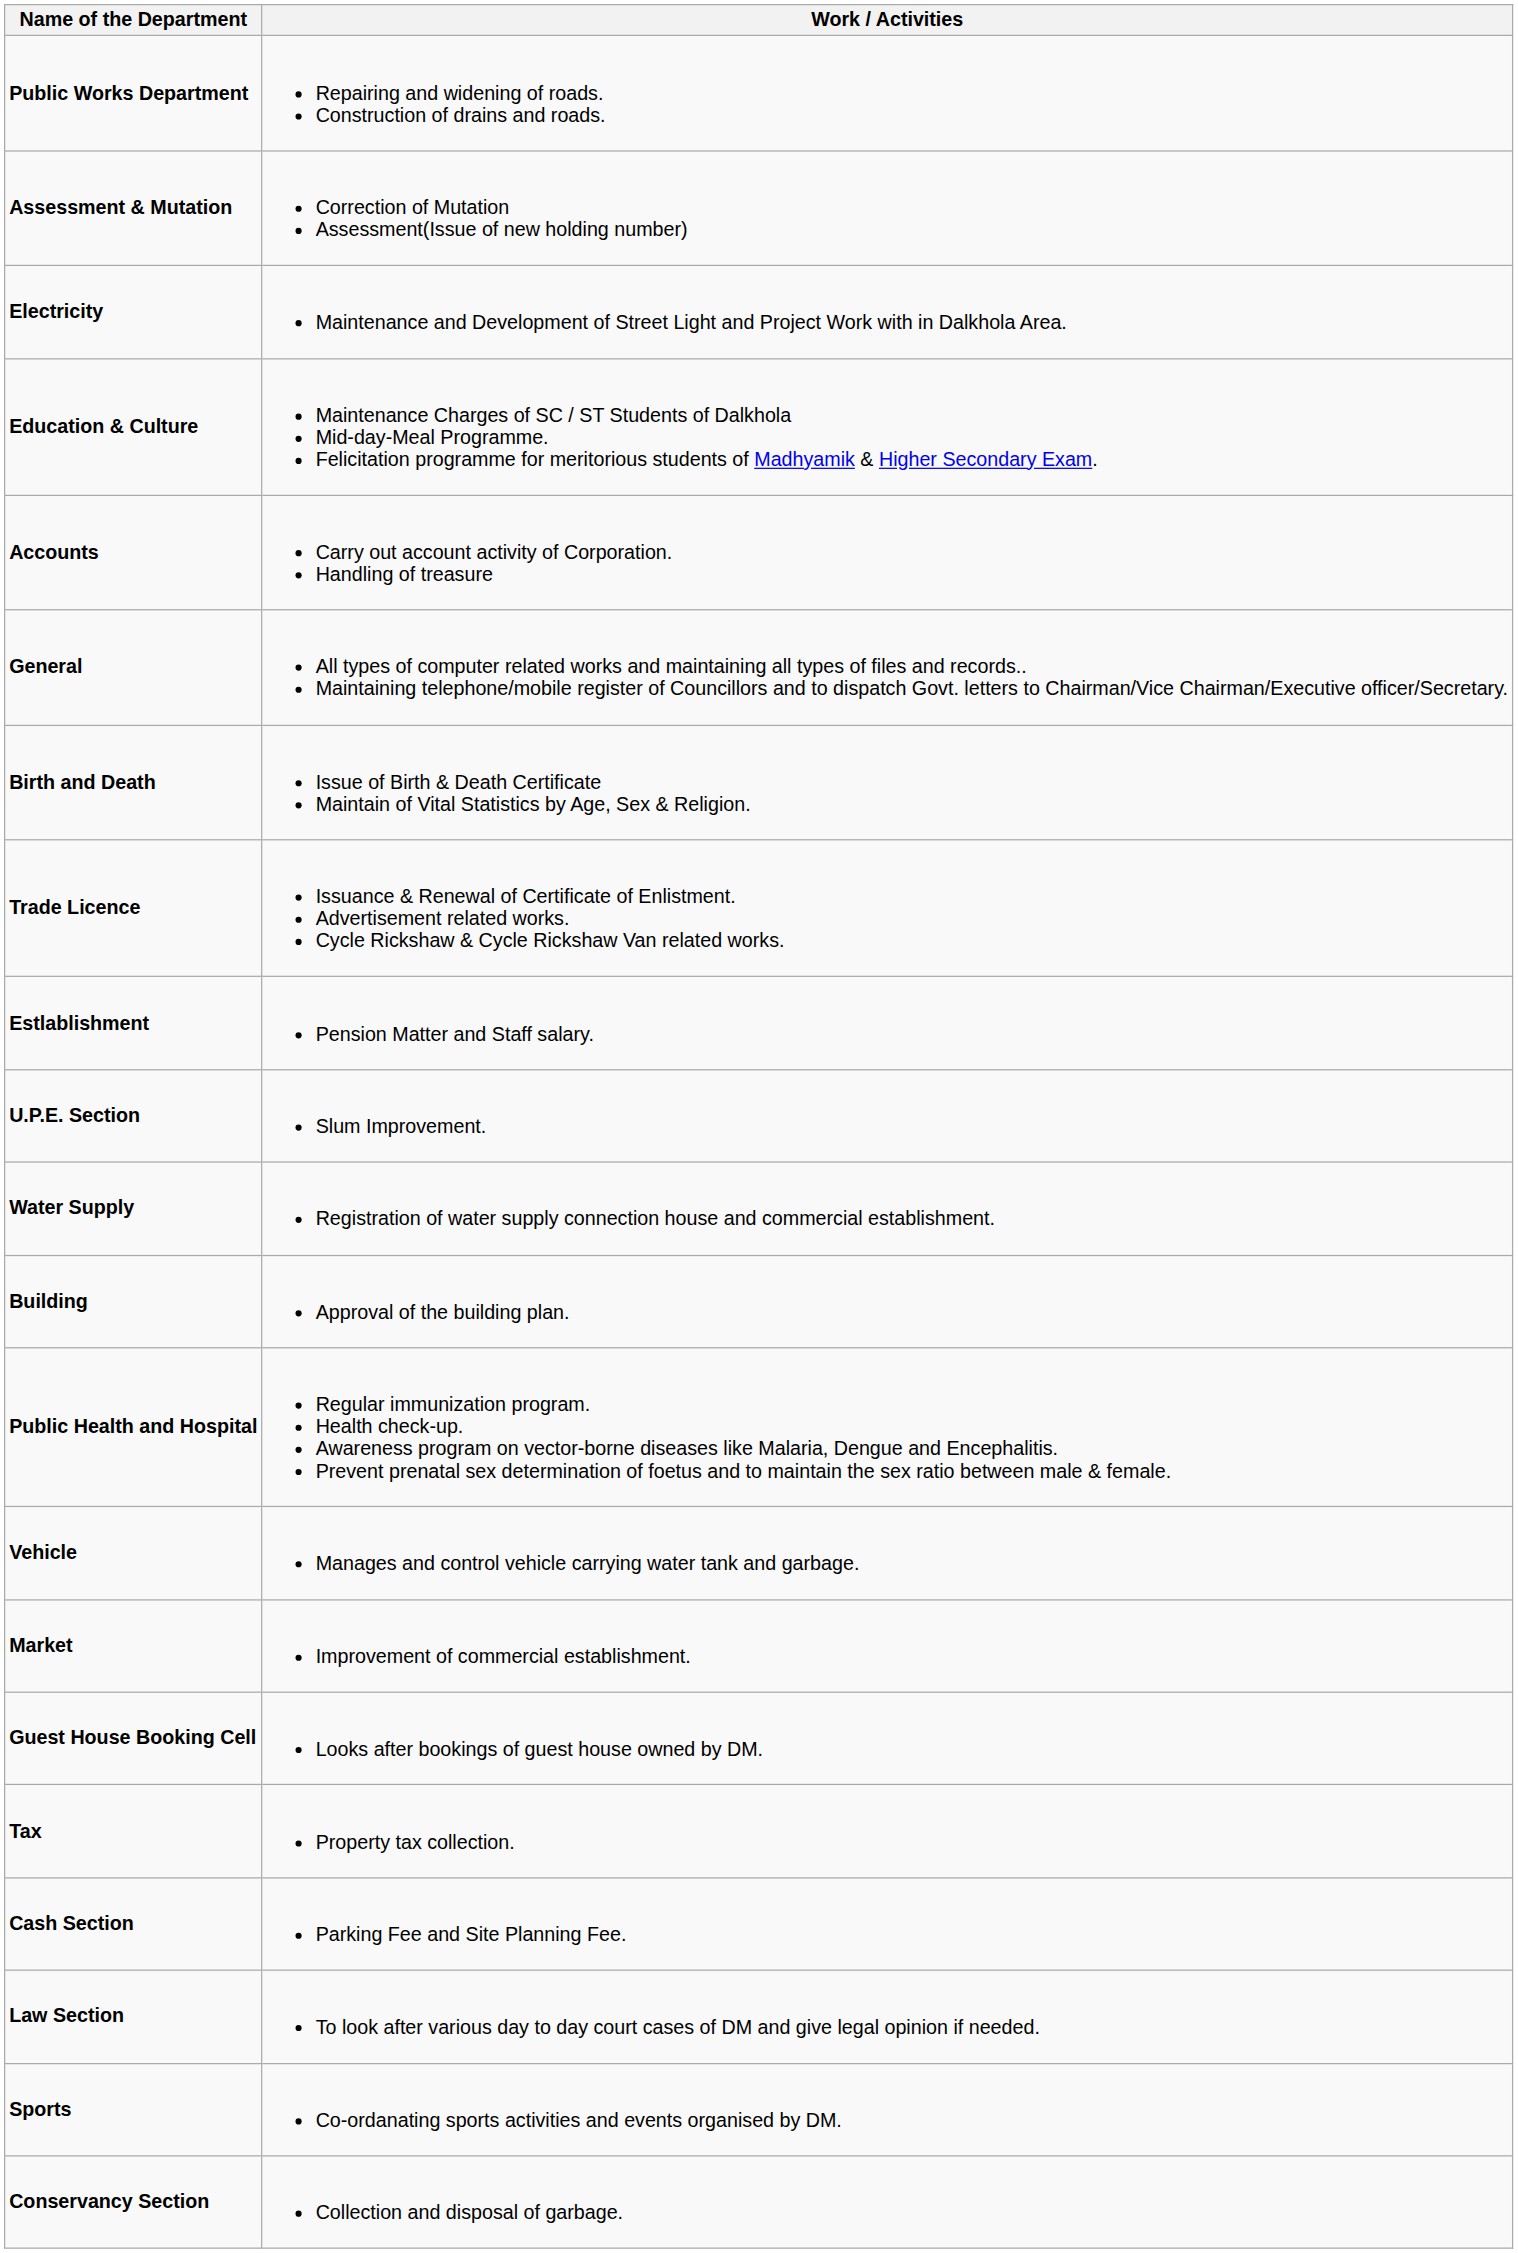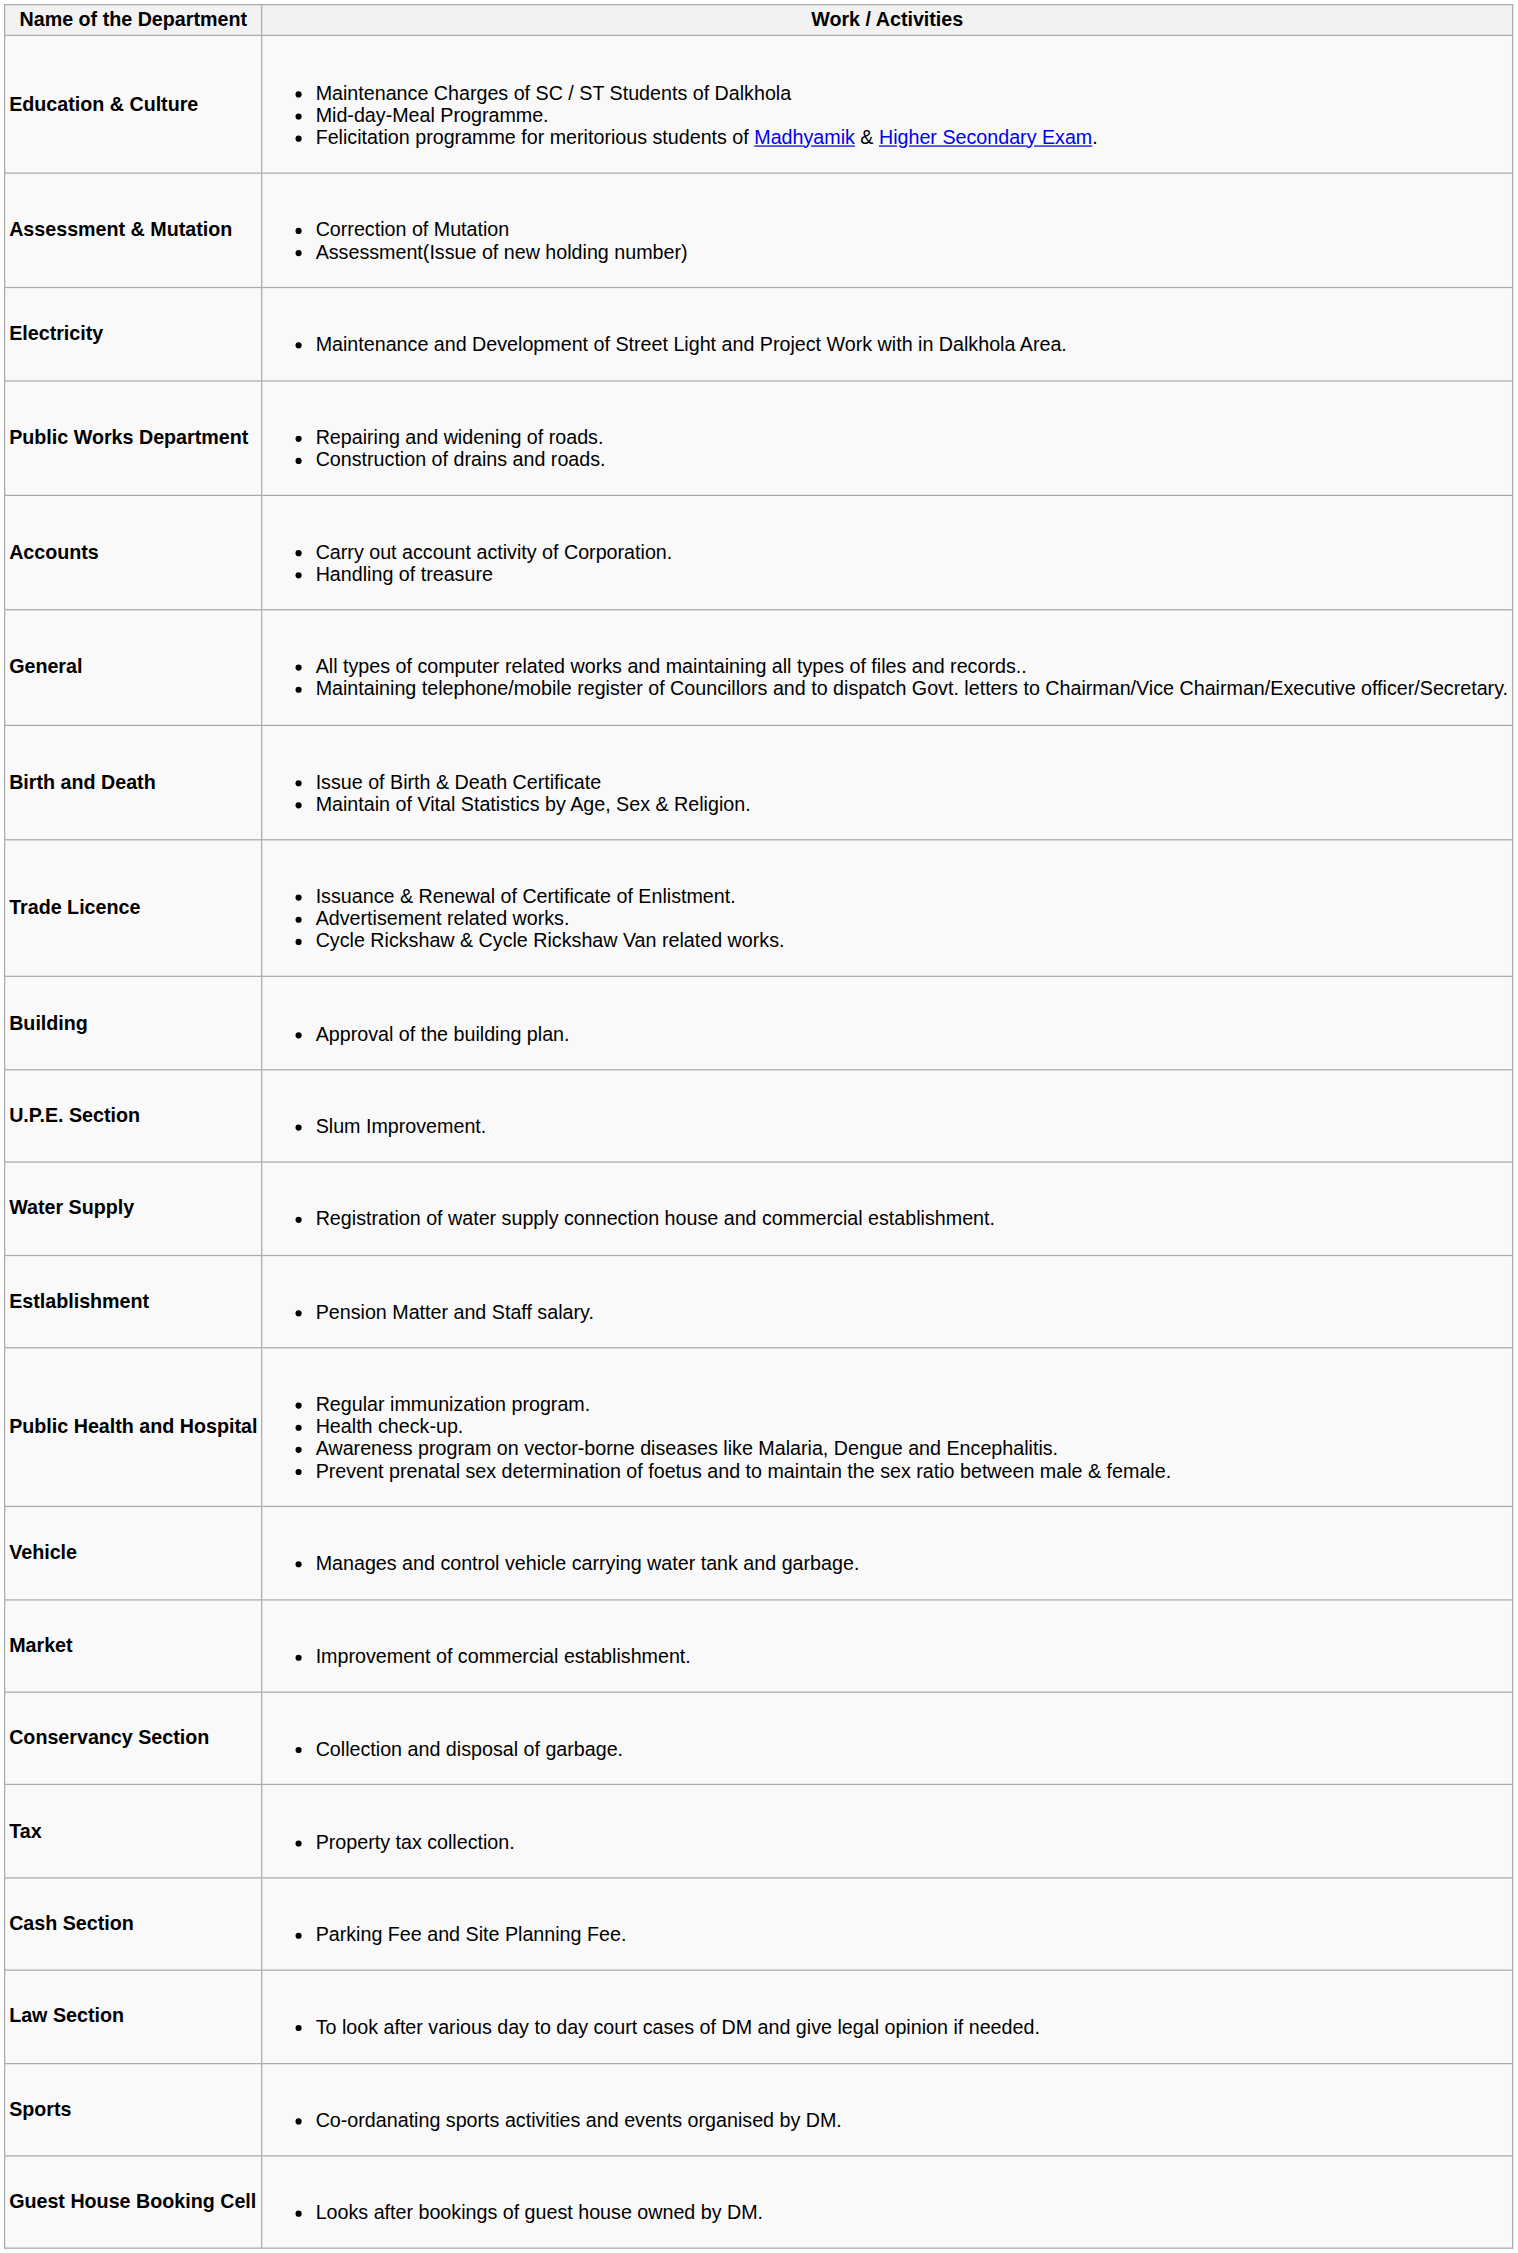rows swapped: (104, 426) <-> (129, 93)
rows swapped: (49, 1301) <-> (79, 1023)
rows swapped: (109, 2201) <-> (133, 1738)
